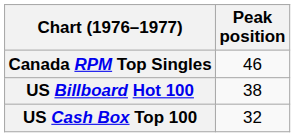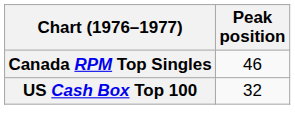- row: (110, 90)
